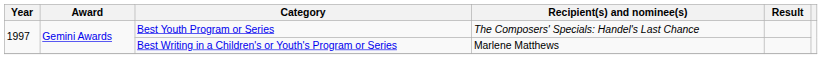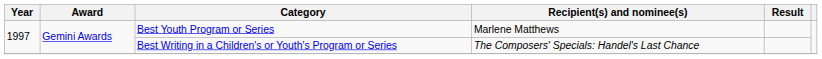(587, 29) The Composers' Specials: Handel's Last Chance -> (516, 29) Marlene Matthews
(516, 45) Marlene Matthews -> (587, 45) The Composers' Specials: Handel's Last Chance
